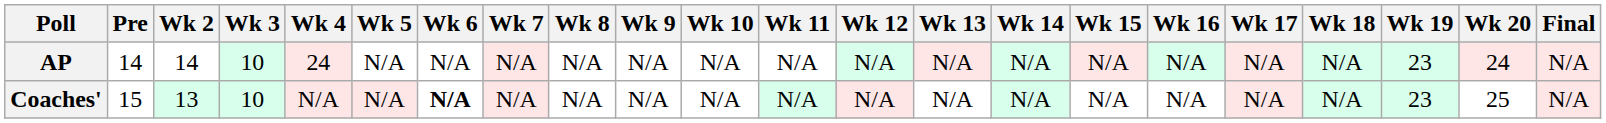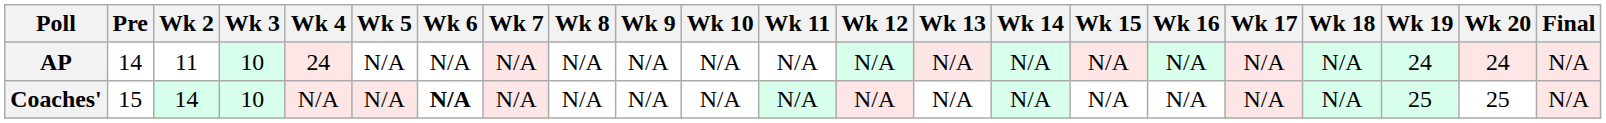(186, 61) 14 -> (186, 61) 11
(1420, 61) 23 -> (1420, 61) 24
(186, 99) 13 -> (186, 99) 14
(1420, 99) 23 -> (1420, 99) 25
